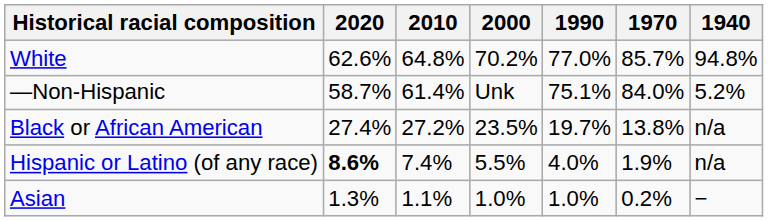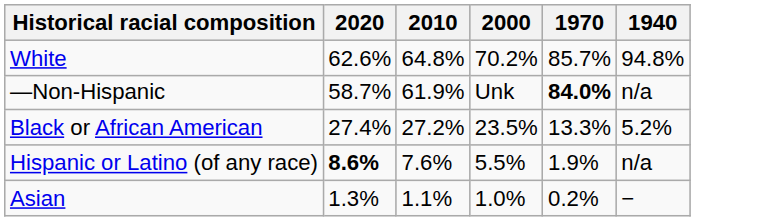- column: (579, 23)
(433, 93) 61.4% -> (433, 93) 61.9%
(653, 93) normal -> (580, 93) bold
(720, 93) 5.2% -> (637, 93) n/a
(653, 128) 13.8% -> (580, 128) 13.3%
(710, 128) n/a -> (647, 128) 5.2%
(427, 163) 7.4% -> (427, 163) 7.6%
